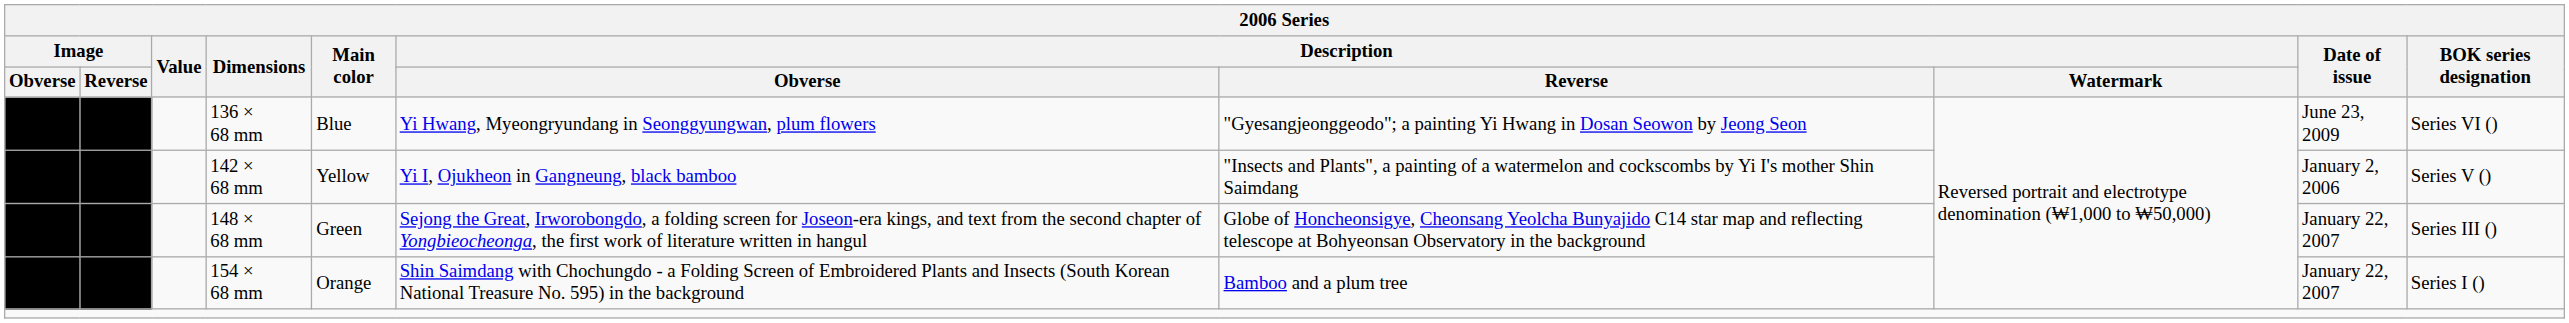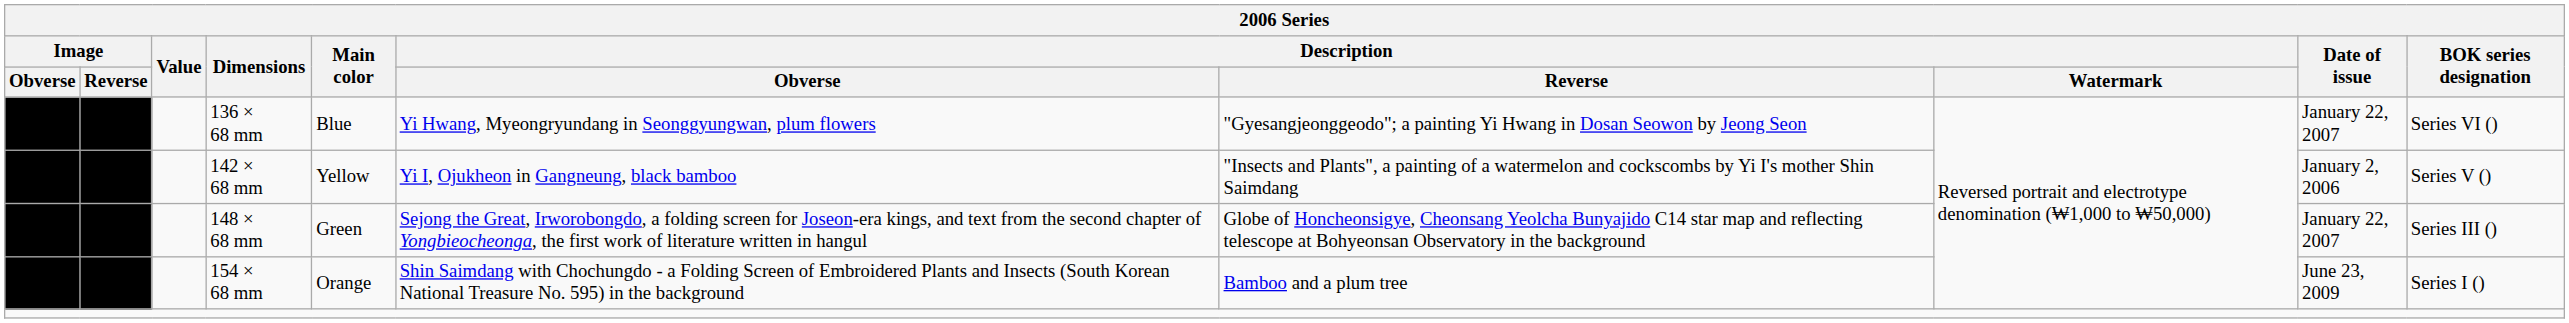(2333, 124) June 23, 2009 -> (2345, 124) January 22, 2007
(2345, 282) January 22, 2007 -> (2333, 282) June 23, 2009
